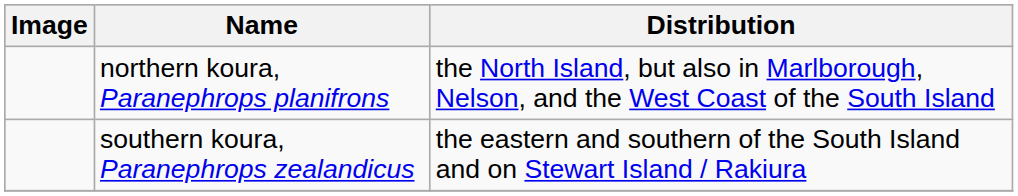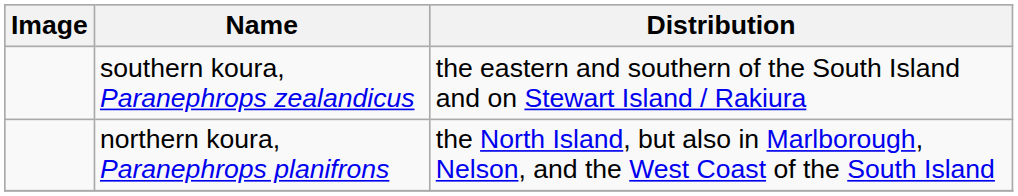rows swapped: (245, 82) <-> (257, 154)
